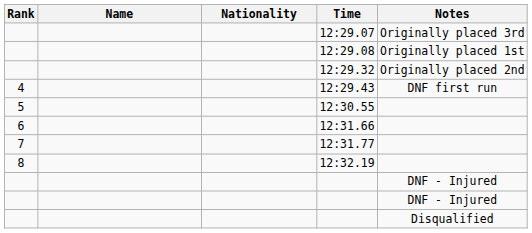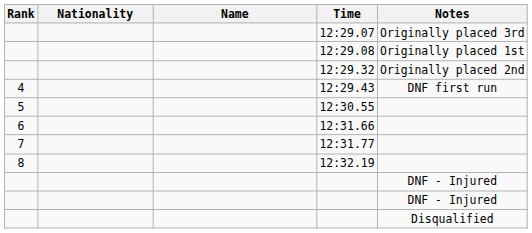columns swapped: (119, 14) <-> (259, 14)
